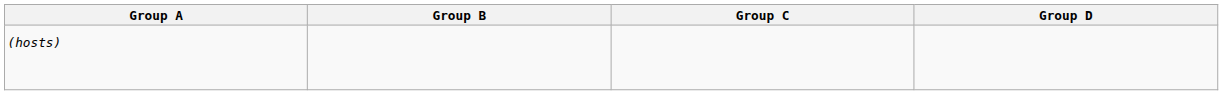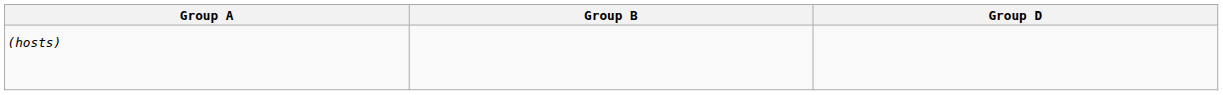- column: (763, 15)
